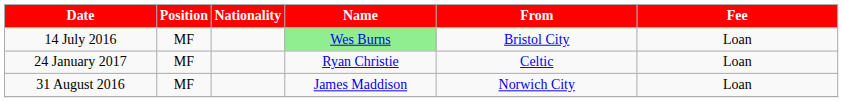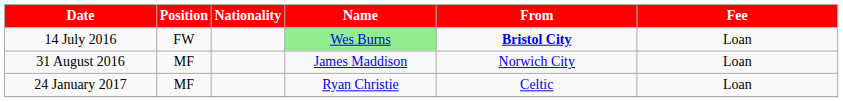(184, 39) MF -> (184, 39) FW
(537, 39) normal -> (537, 39) bold
rows swapped: (81, 85) <-> (81, 62)
